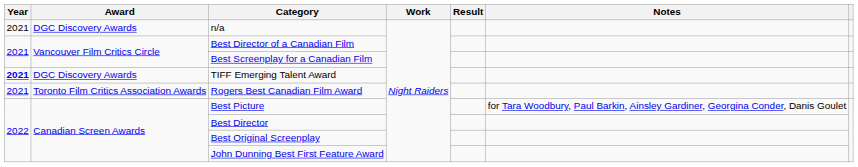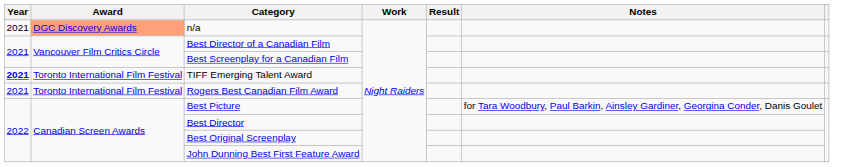(85, 28) no background -> (85, 28) lightsalmon background
(85, 75) DGC Discovery Awards -> (108, 75) Toronto International Film Festival
(120, 91) Toronto Film Critics Association Awards -> (108, 91) Toronto International Film Festival
